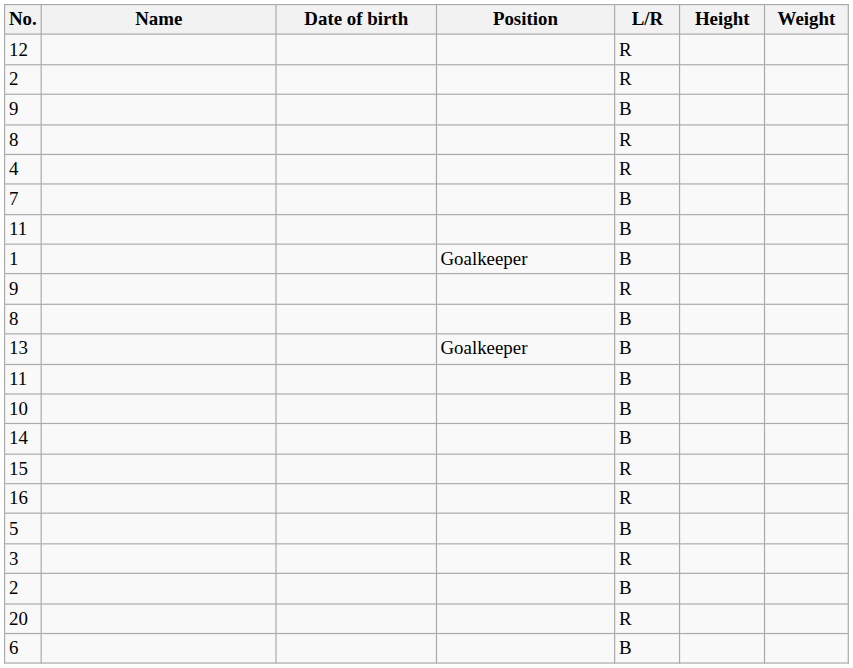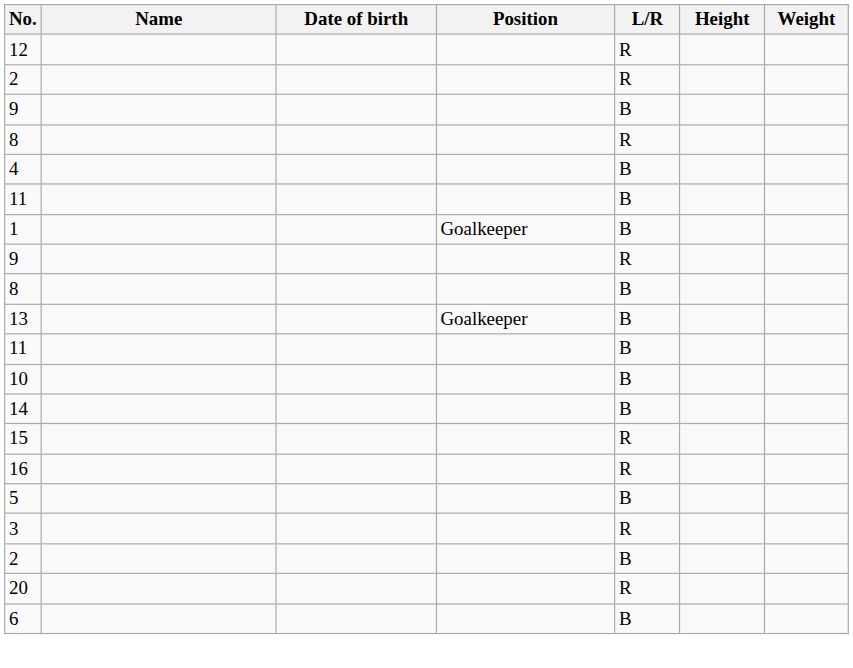(625, 169) R -> (625, 169) B
- row: (14, 199)
